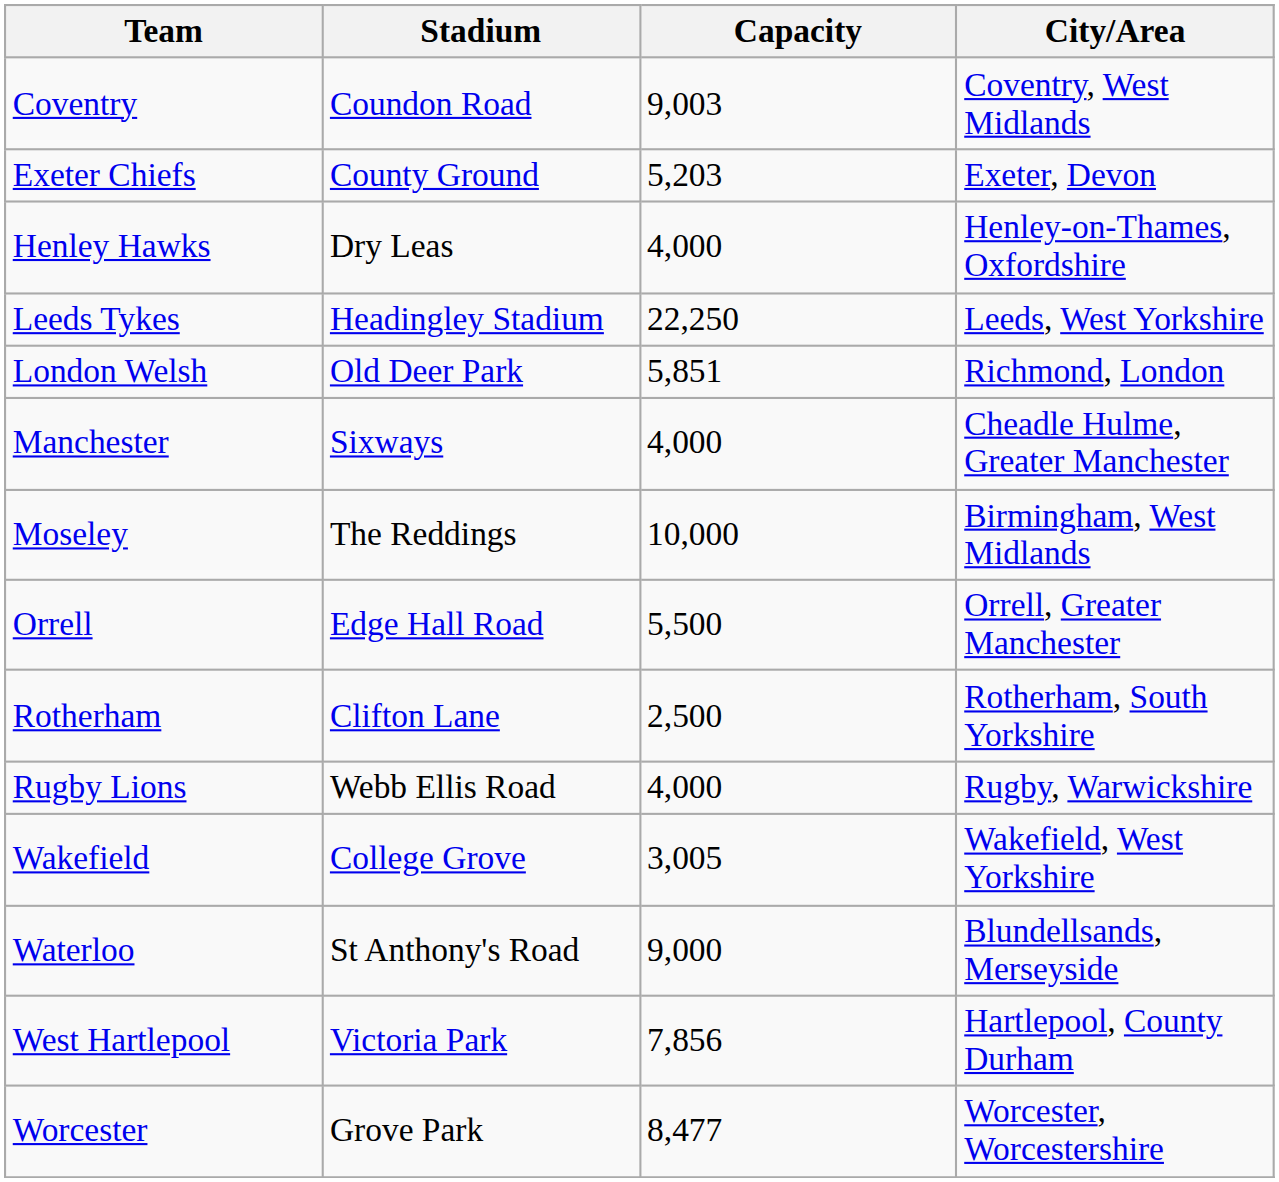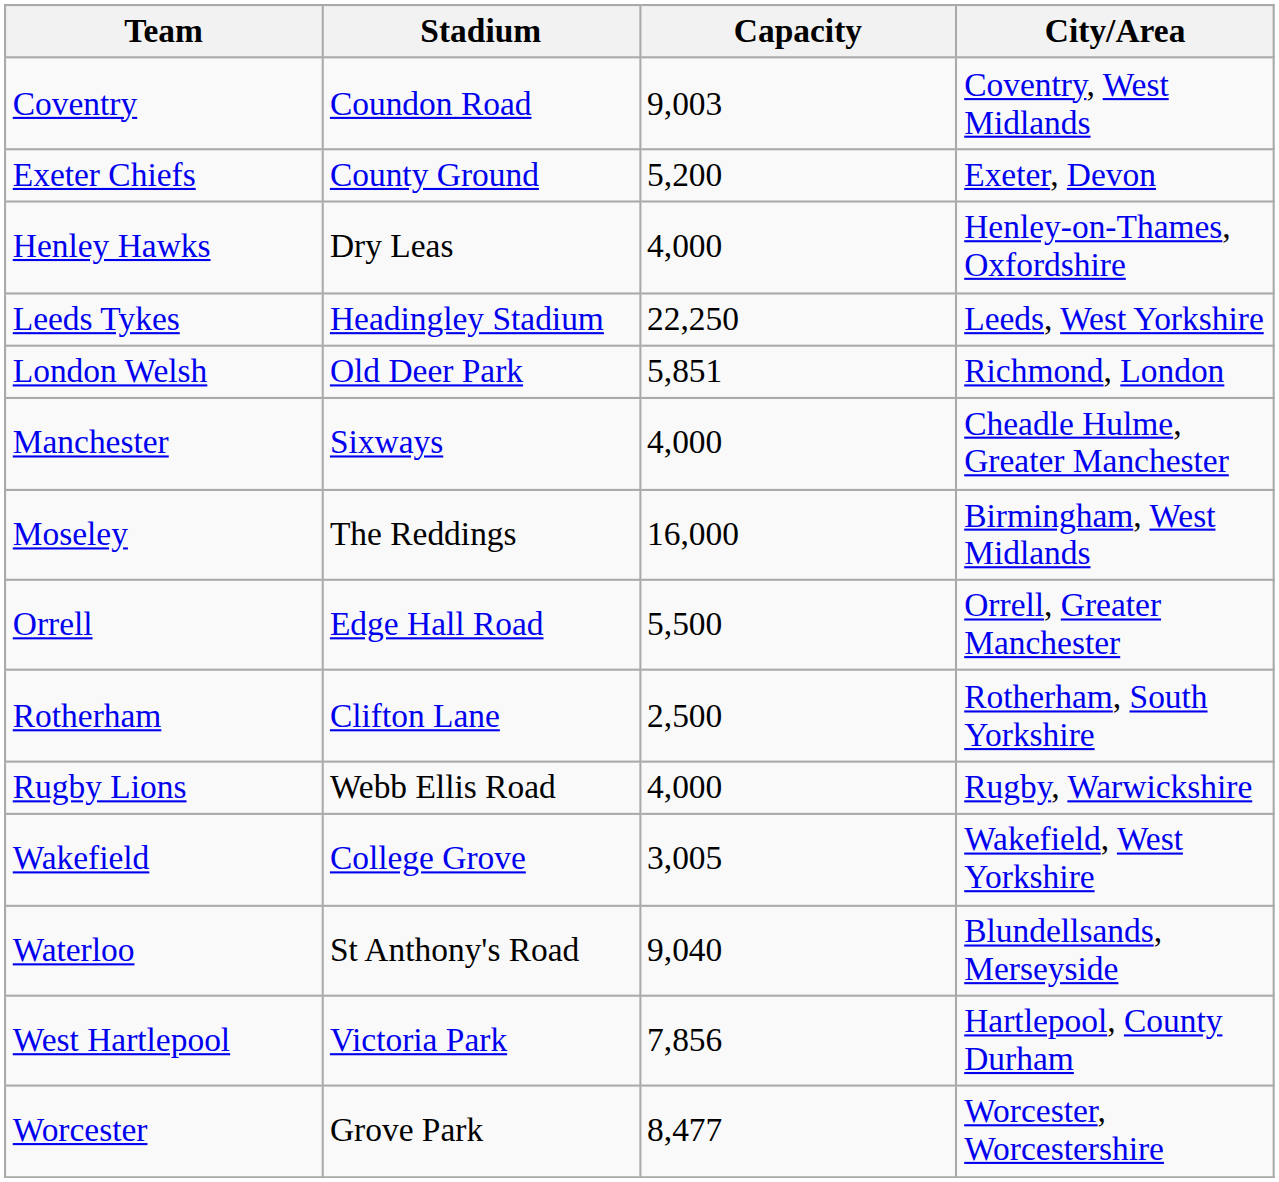(685, 174) 5,203 -> (685, 174) 5,200
(693, 533) 10,000 -> (693, 533) 16,000
(685, 949) 9,000 -> (685, 949) 9,040
